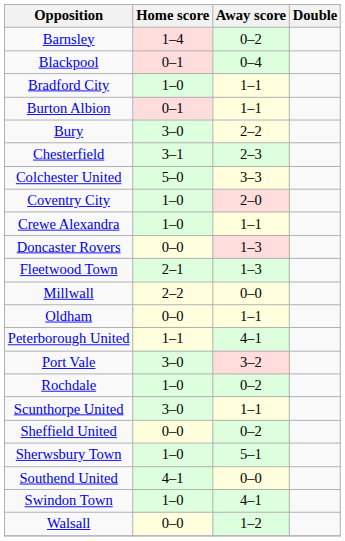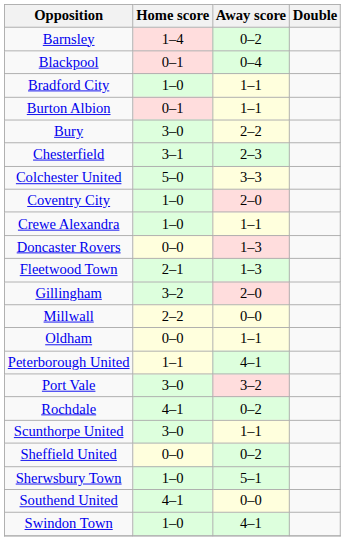+ row: (69, 293)
(173, 385) 1–0 -> (173, 408) 4–1
- row: (69, 524)
